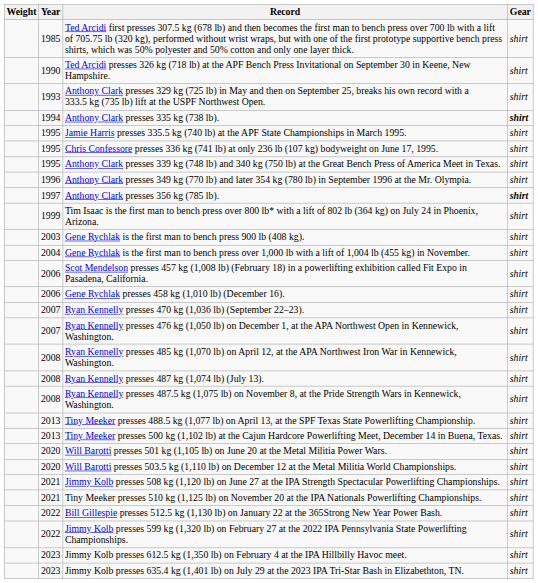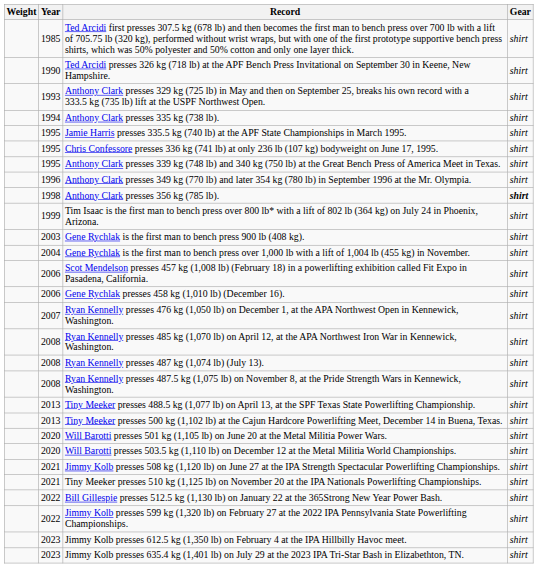(519, 118) bold -> (519, 118) normal
(51, 195) 1997 -> (51, 195) 1998
- row: (185, 310)
